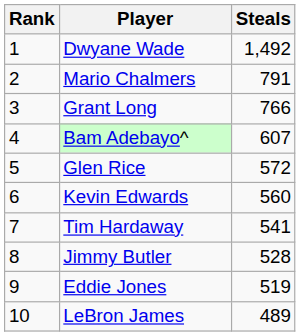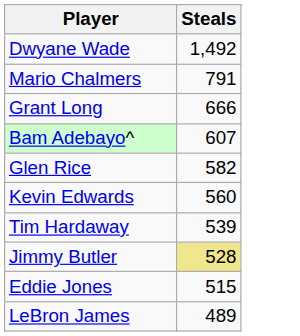- column: (32, 19)
(275, 108) 766 -> (221, 108) 666
(275, 167) 572 -> (221, 167) 582
(275, 227) 541 -> (221, 227) 539
(275, 256) no background -> (221, 256) khaki background
(275, 286) 519 -> (221, 286) 515
